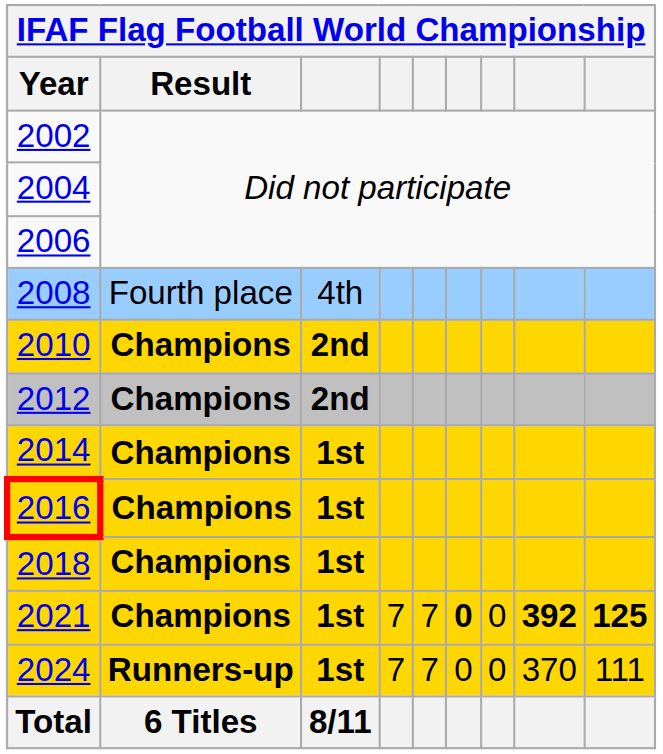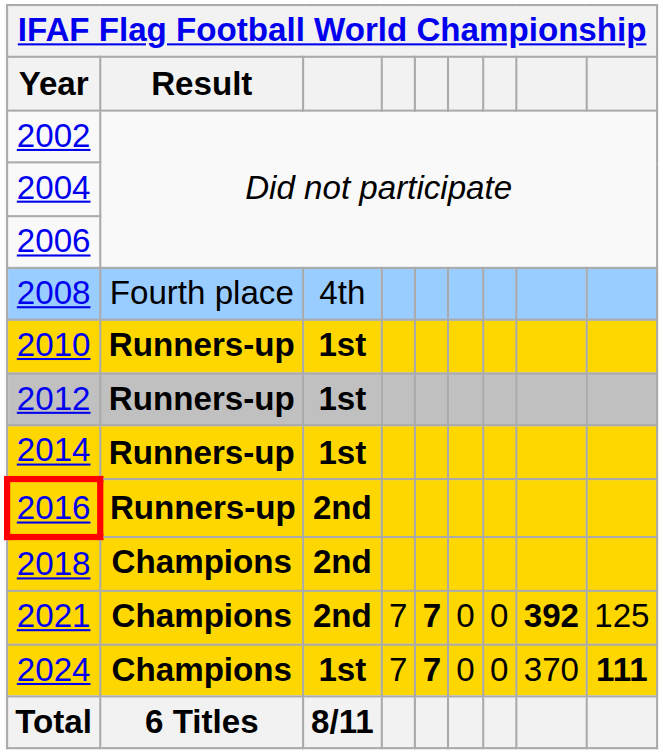(201, 345) Champions -> (202, 345) Runners-up
(340, 345) 2nd -> (342, 345) 1st
(201, 398) Champions -> (202, 398) Runners-up
(340, 398) 2nd -> (342, 398) 1st
(201, 452) Champions -> (202, 452) Runners-up
(202, 507) Champions -> (203, 507) Runners-up
(340, 507) 1st -> (342, 507) 2nd
(340, 563) 1st -> (342, 563) 2nd
(340, 616) 1st -> (342, 616) 2nd
(430, 616) normal -> (432, 616) bold
(463, 616) bold -> (466, 616) normal
(620, 616) bold -> (622, 616) normal
(201, 669) Runners-up -> (202, 669) Champions
(430, 669) normal -> (432, 669) bold
(620, 669) normal -> (622, 669) bold
